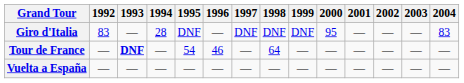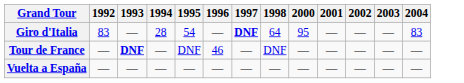- column: (303, 13)
(189, 31) DNF -> (189, 31) 54
(246, 31) normal -> (246, 31) bold
(274, 31) DNF -> (275, 31) 64
(189, 50) 54 -> (189, 50) DNF
(274, 50) 64 -> (275, 50) DNF
